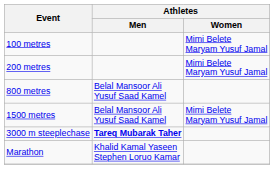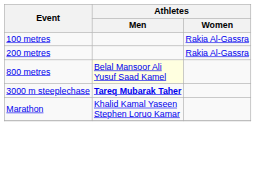(226, 44) Mimi Belete Maryam Yusuf Jamal -> (217, 39) Rakia Al-Gassra
(226, 68) Mimi Belete Maryam Yusuf Jamal -> (217, 53) Rakia Al-Gassra
(130, 92) no background -> (130, 72) lightyellow background
- row: (31, 115)
